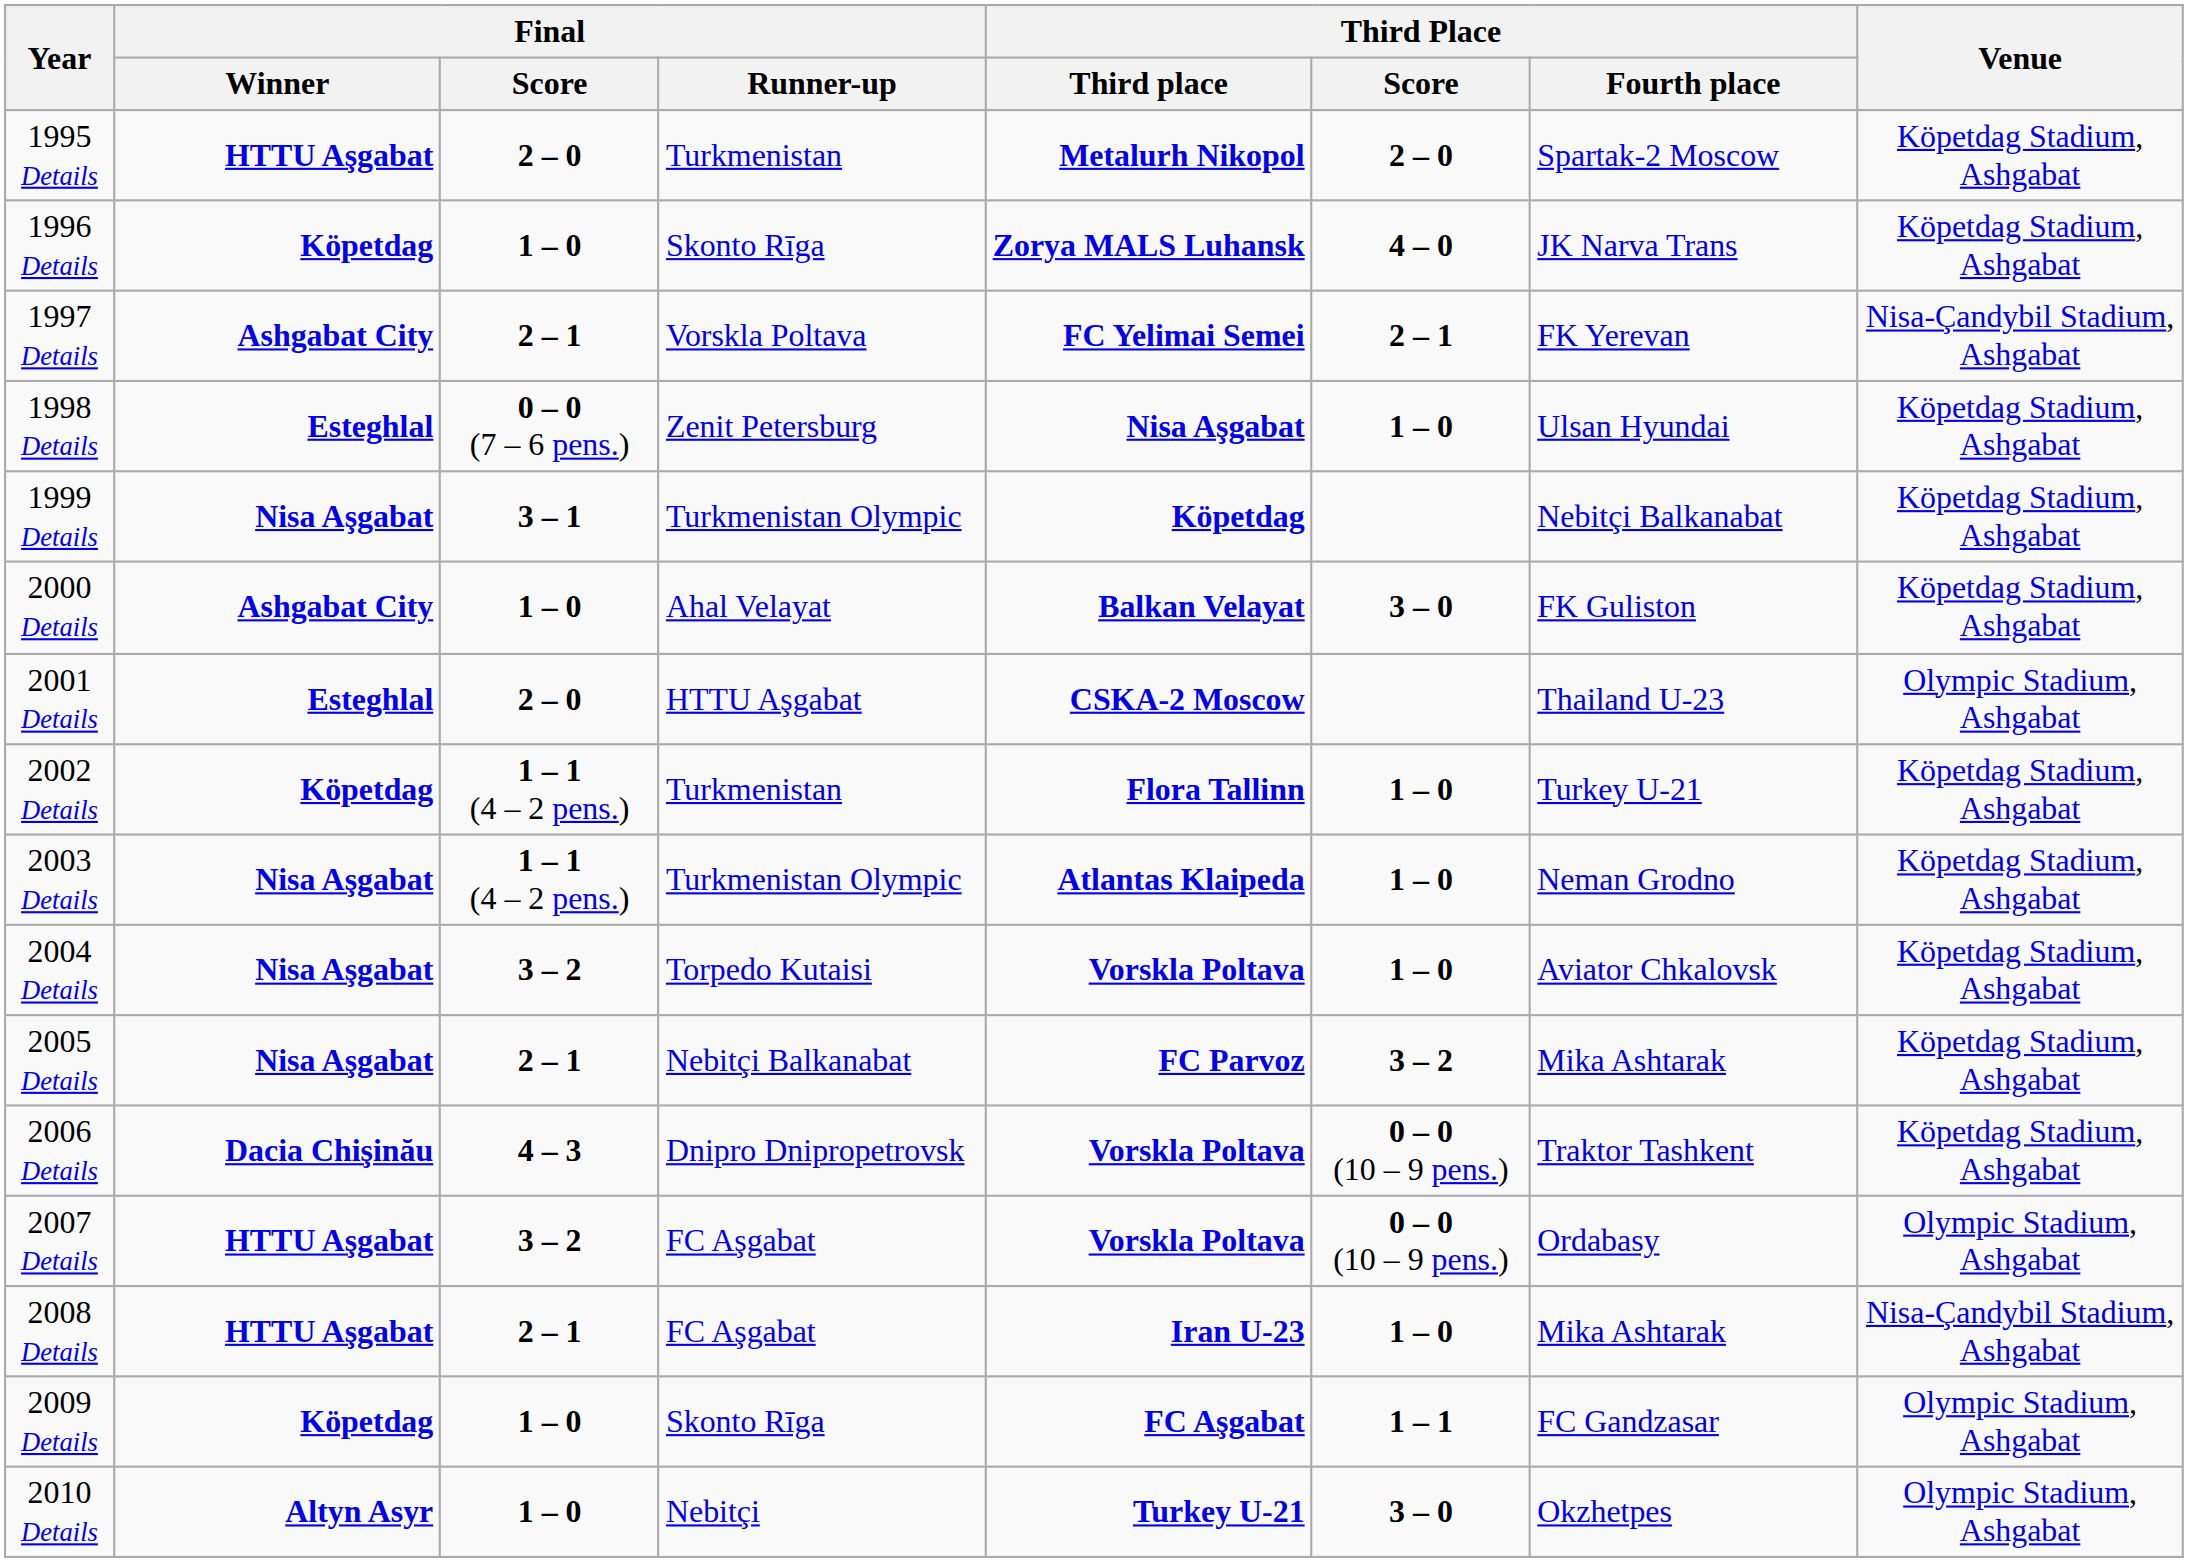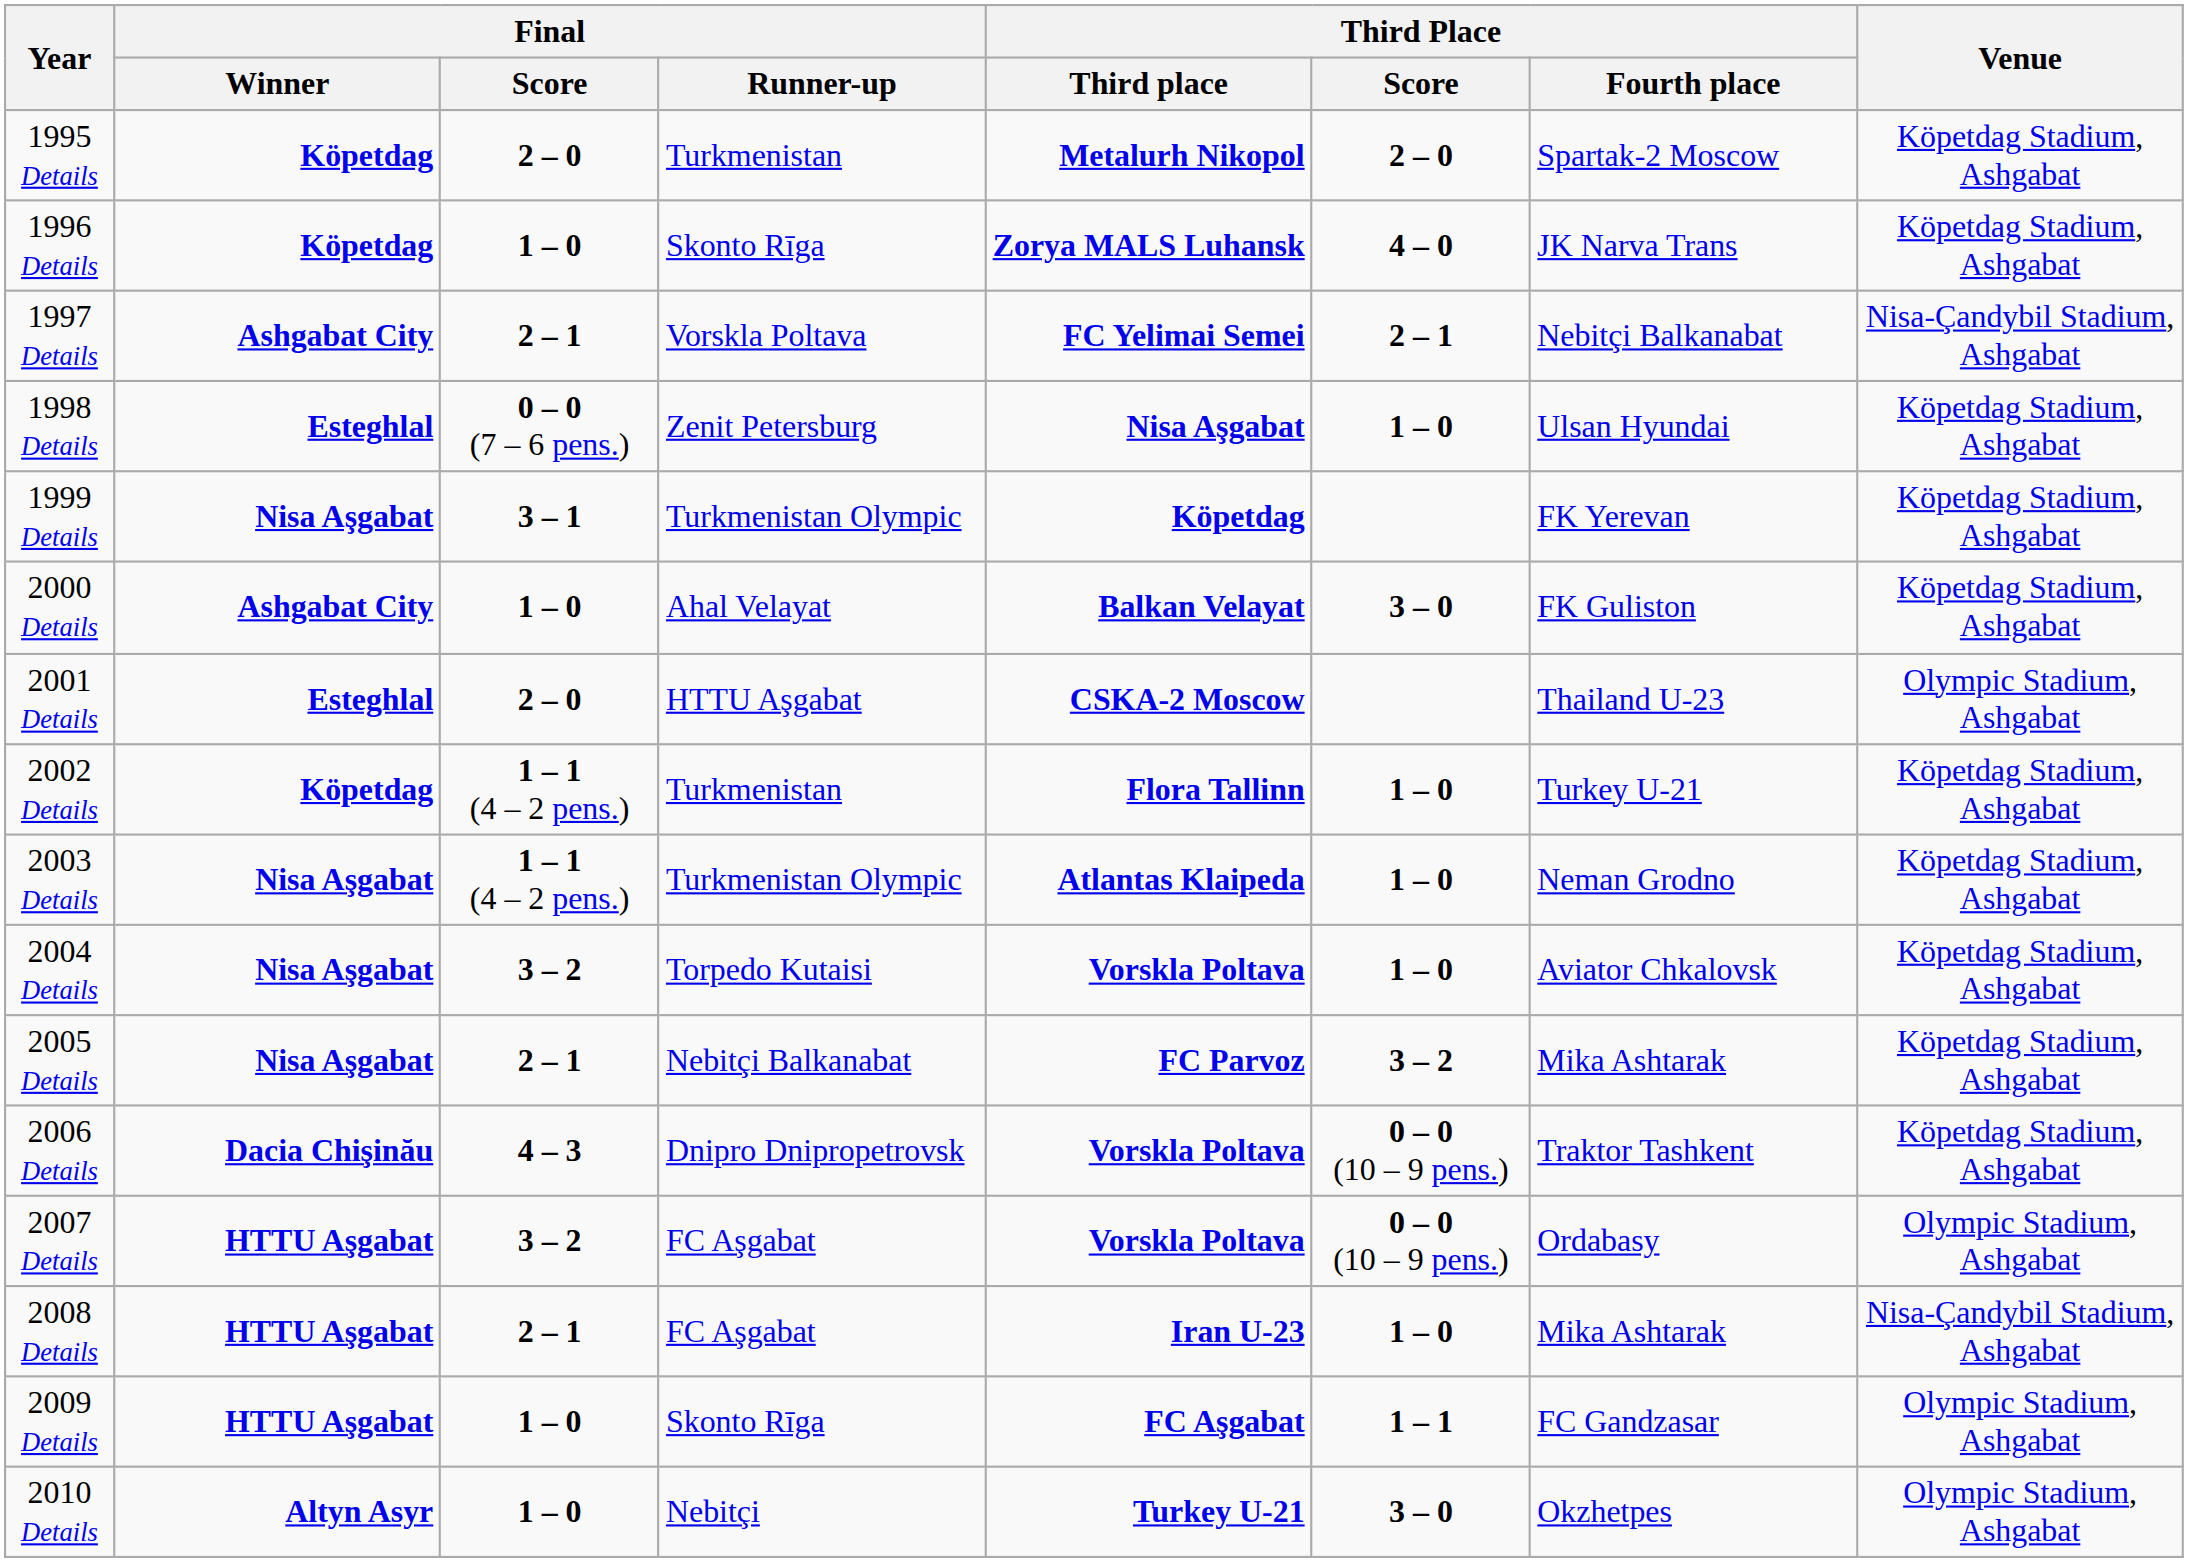(329, 155) HTTU Aşgabat -> (367, 155) Köpetdag
(1613, 336) FK Yerevan -> (1660, 336) Nebitçi Balkanabat
(1660, 516) Nebitçi Balkanabat -> (1613, 516) FK Yerevan
(367, 1421) Köpetdag -> (329, 1421) HTTU Aşgabat
